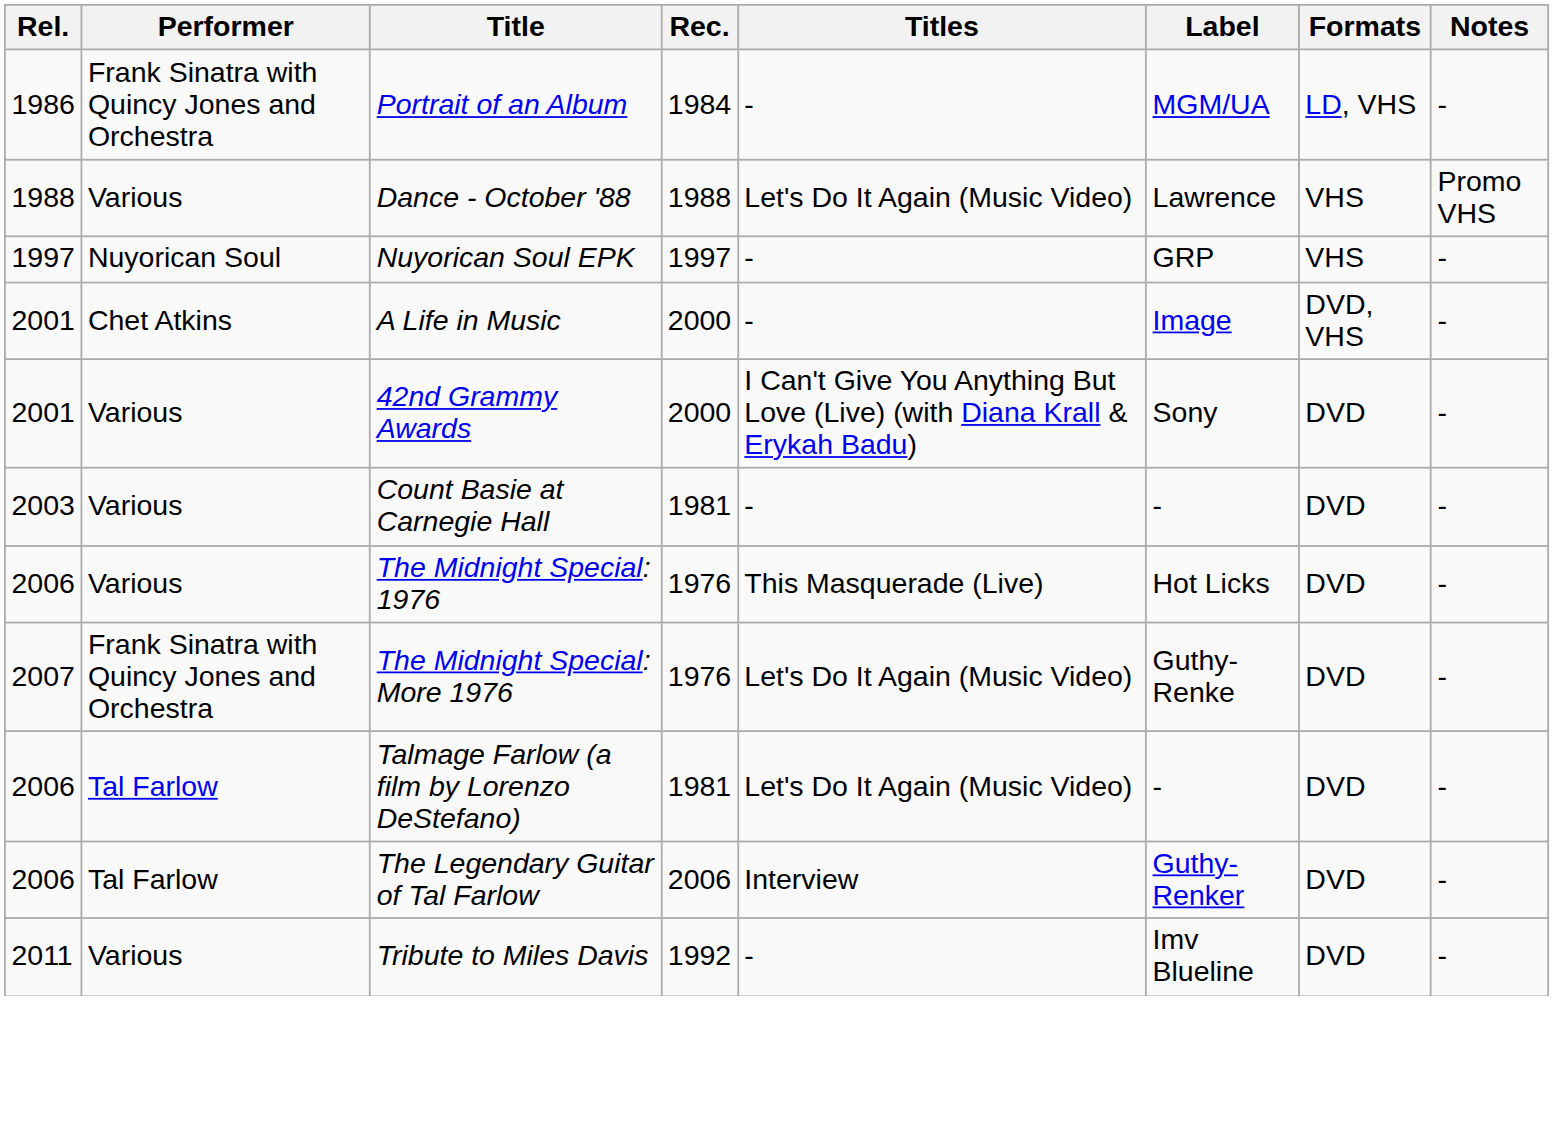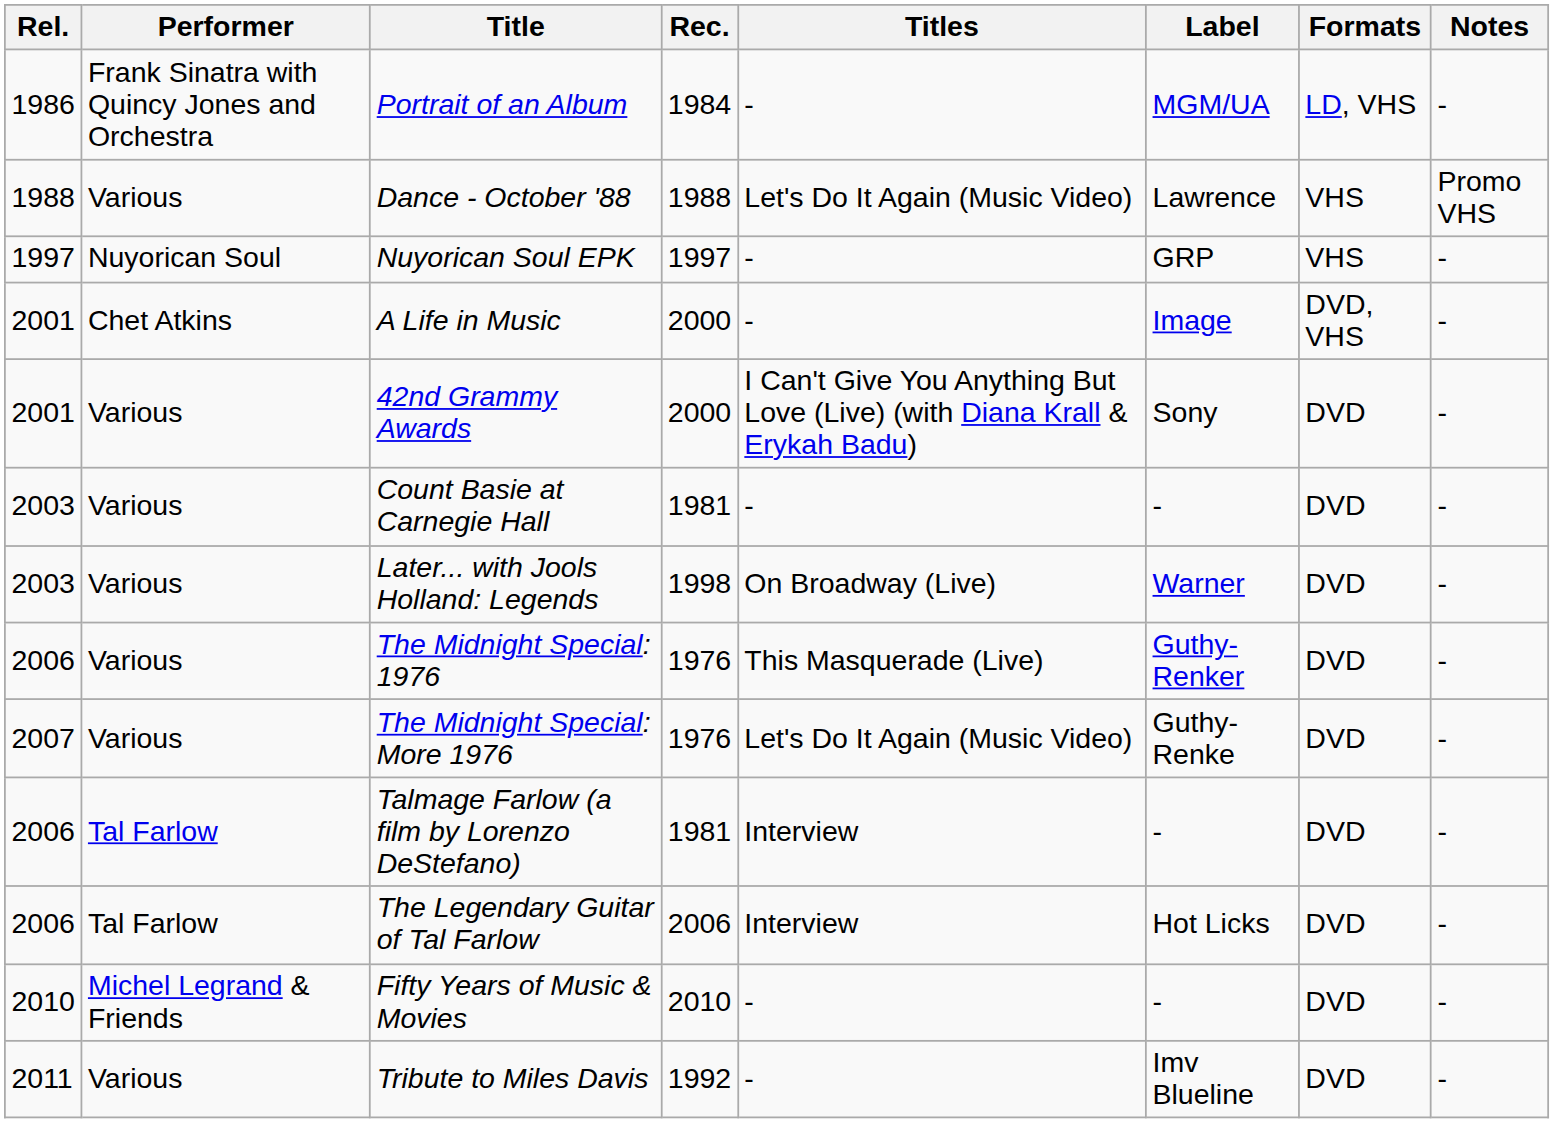+ row: (488, 583)
(1211, 583) Hot Licks -> (1198, 660) Guthy-Renker
(203, 676) Frank Sinatra with Quincy Jones and Orchestra -> (135, 737) Various
(938, 786) Let's Do It Again (Music Video) -> (801, 831) Interview
(1198, 879) Guthy-Renker -> (1211, 924) Hot Licks
+ row: (514, 1001)
